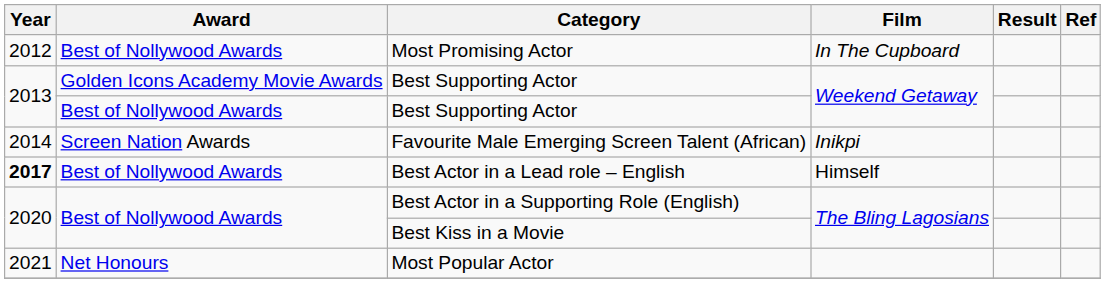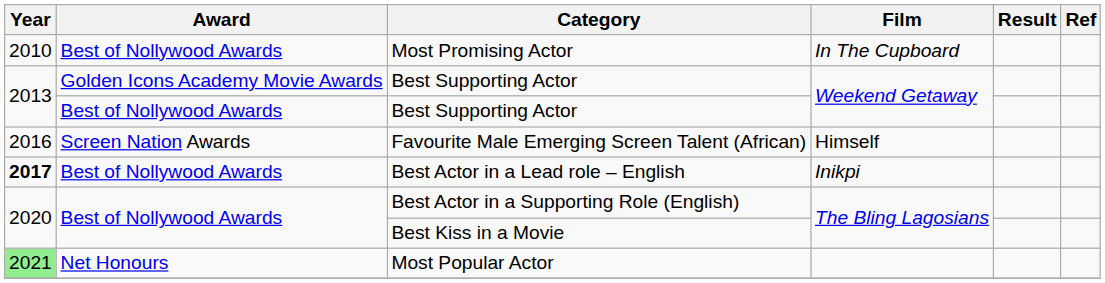(30, 50) 2012 -> (30, 50) 2010
(30, 141) 2014 -> (30, 141) 2016
(837, 141) Inikpi -> (847, 141) Himself
(847, 171) Himself -> (837, 171) Inikpi
(30, 263) no background -> (30, 263) lightgreen background
